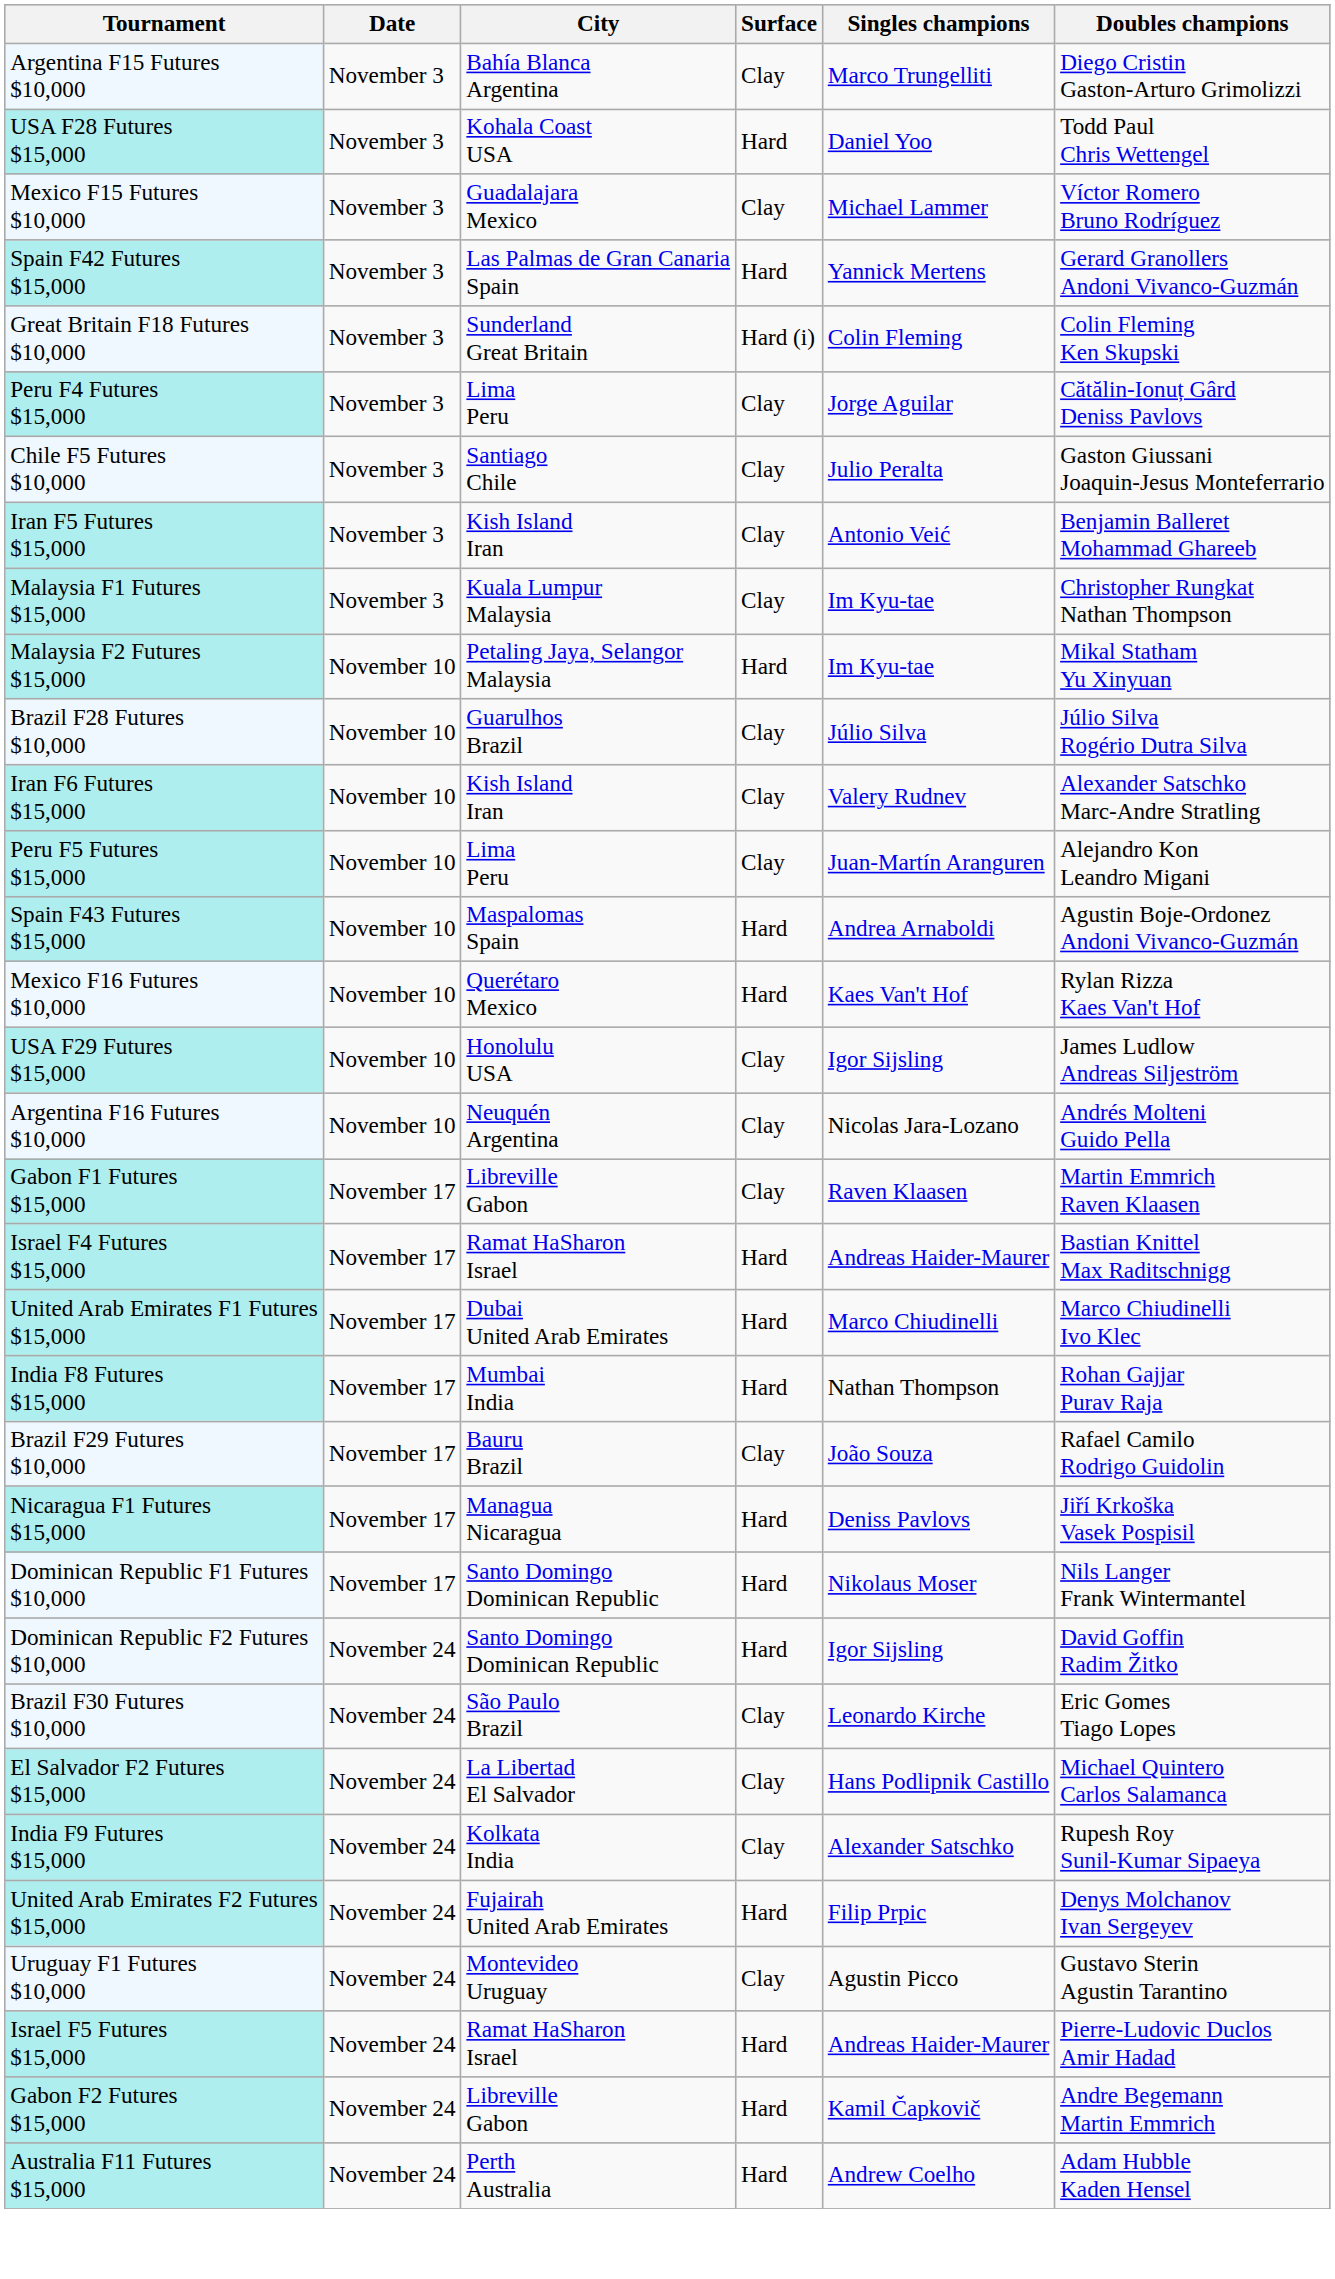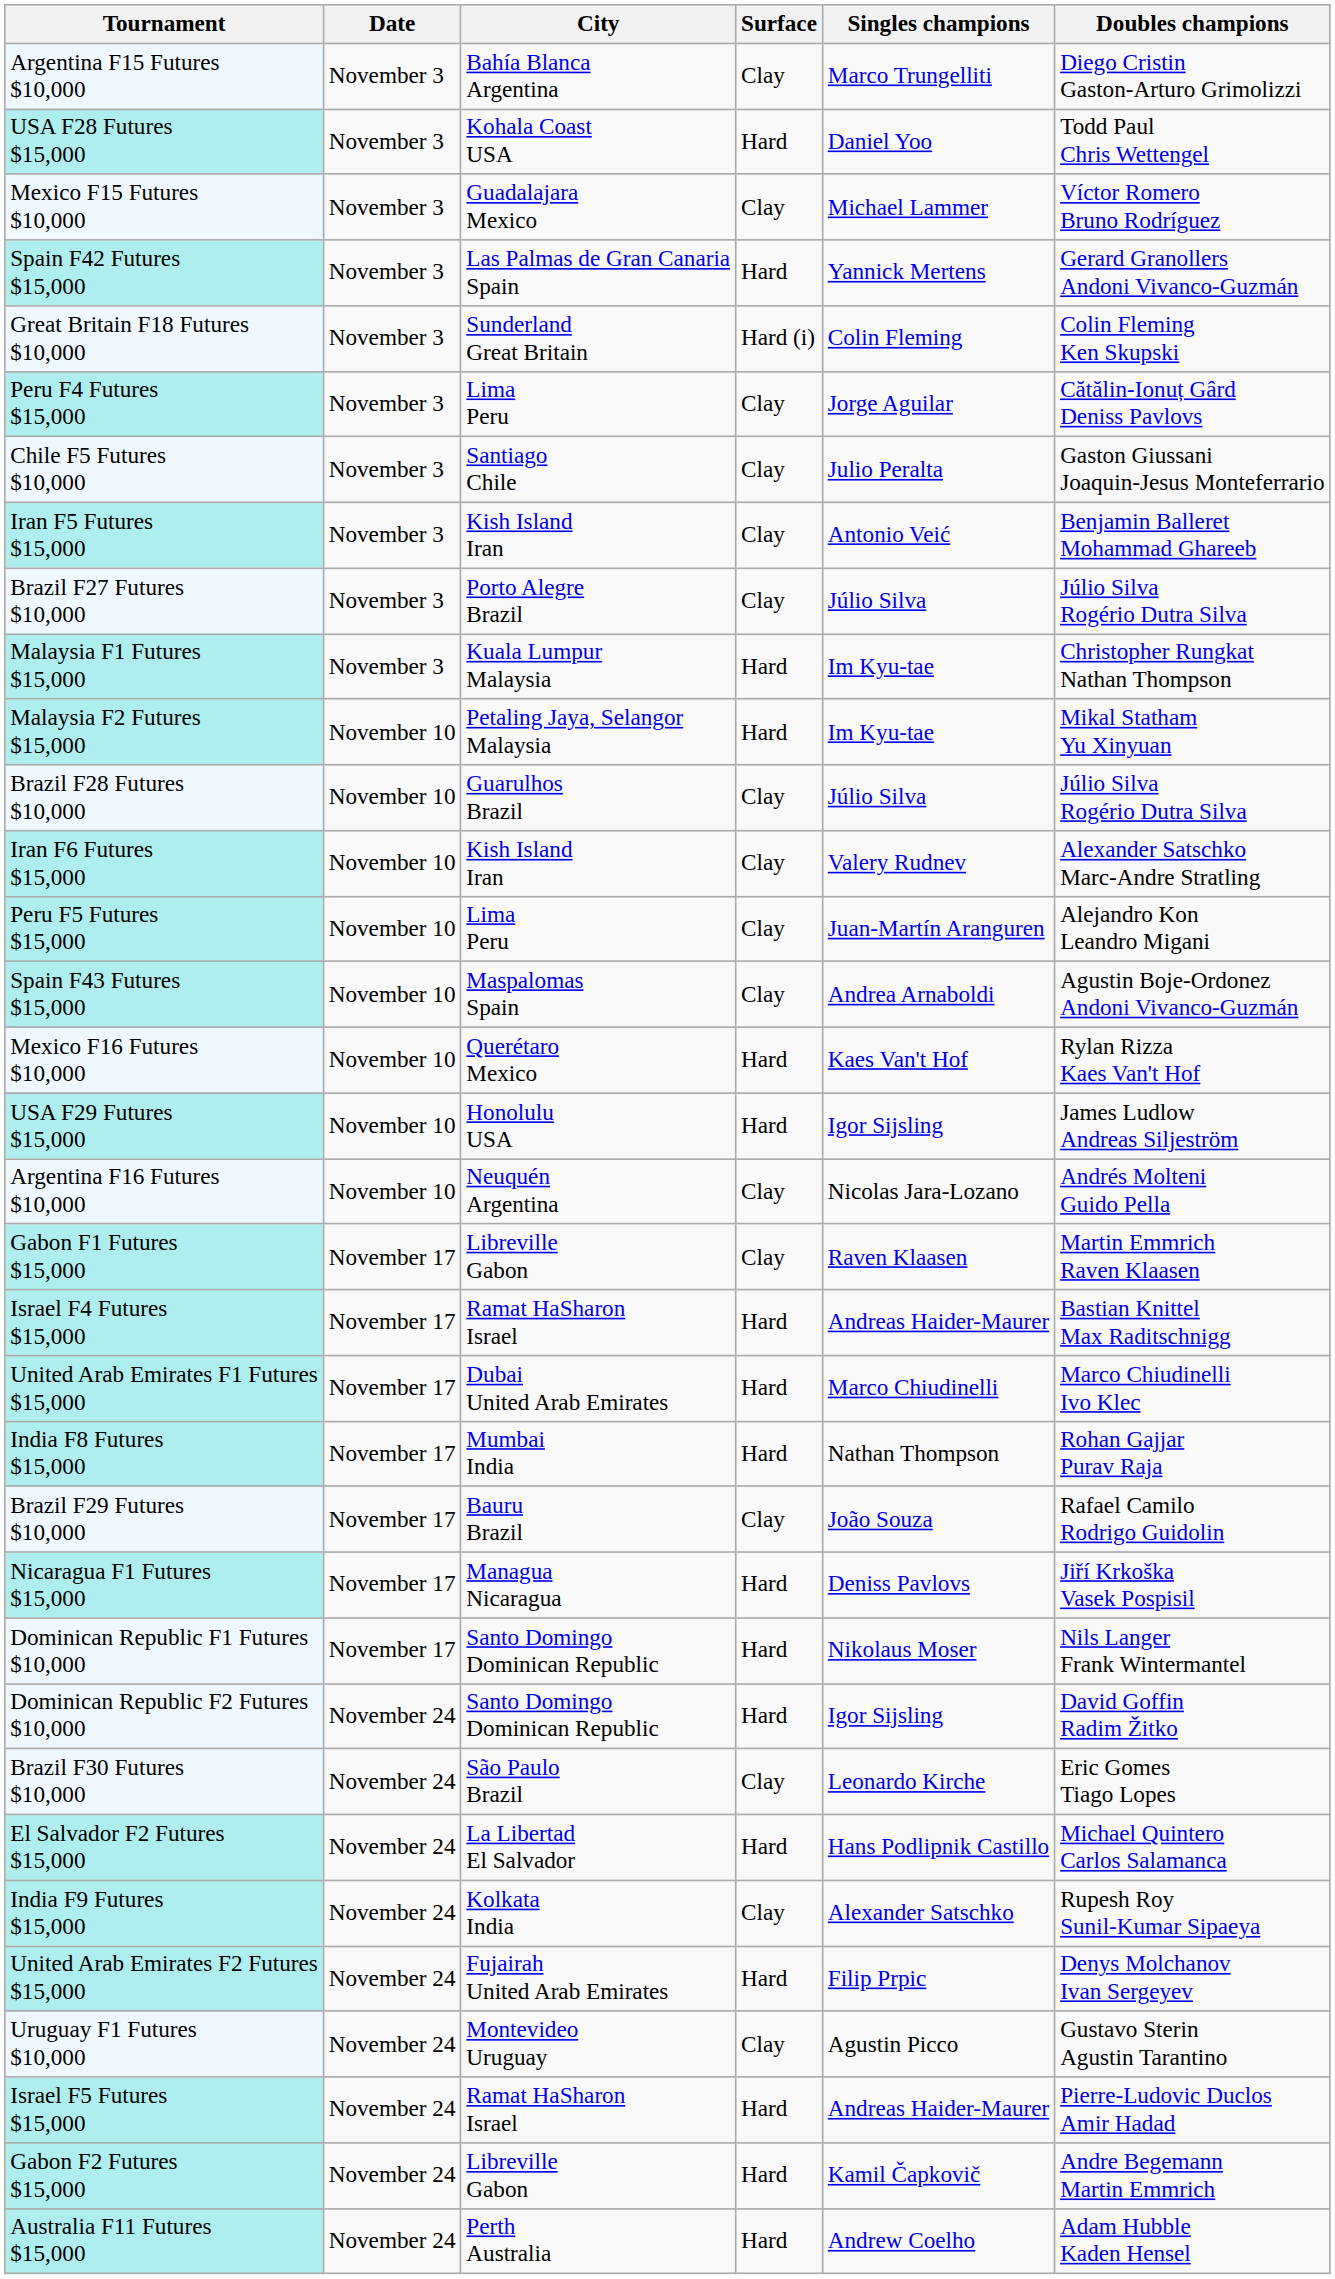+ row: (97, 600)
(763, 600) Clay -> (764, 666) Hard
(764, 928) Hard -> (763, 994) Clay
(763, 1060) Clay -> (764, 1125) Hard
(763, 1781) Clay -> (764, 1847) Hard
